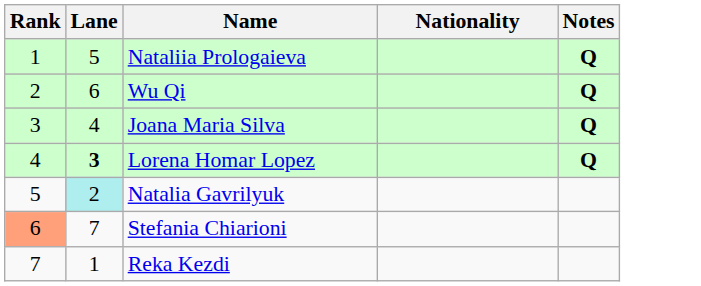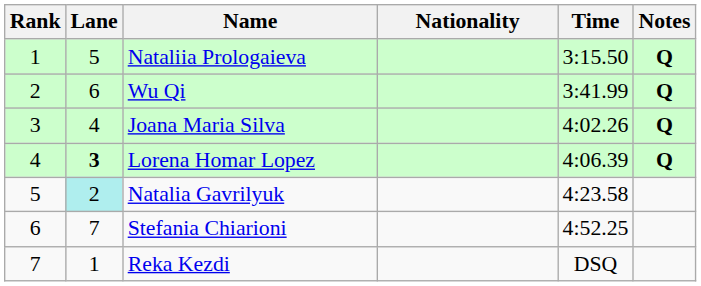+ column: (596, 21)
(35, 228) lightsalmon background -> (35, 228) no background
